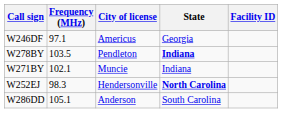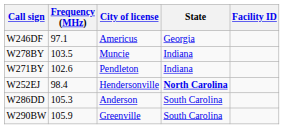(117, 54) Pendleton -> (114, 54) Muncie
(178, 54) bold -> (178, 54) normal
(60, 69) 102.1 -> (62, 69) 102.6
(113, 69) Muncie -> (119, 69) Pendleton
(58, 85) 98.3 -> (59, 85) 98.4
(60, 100) 105.1 -> (62, 100) 105.3
+ row: (26, 116)
